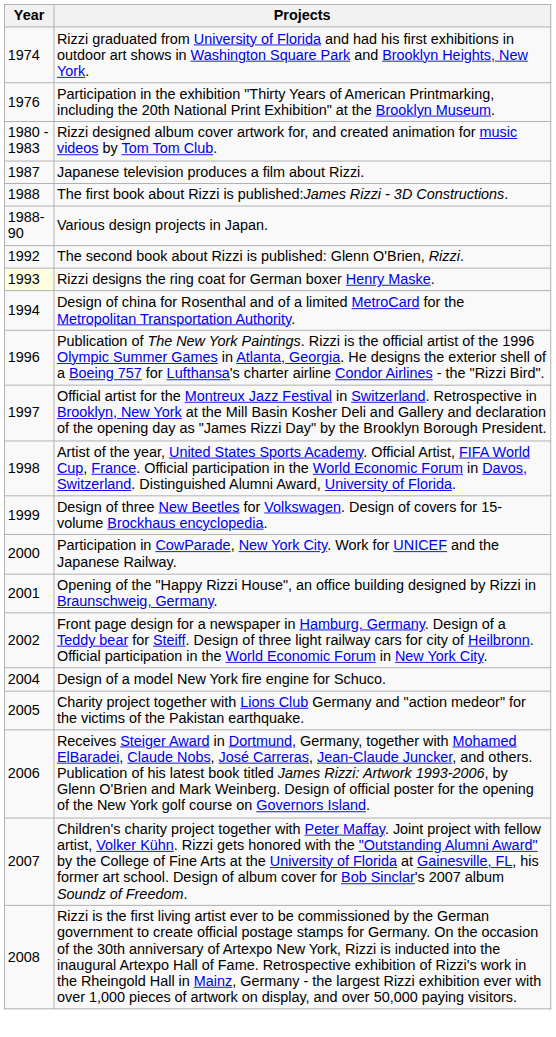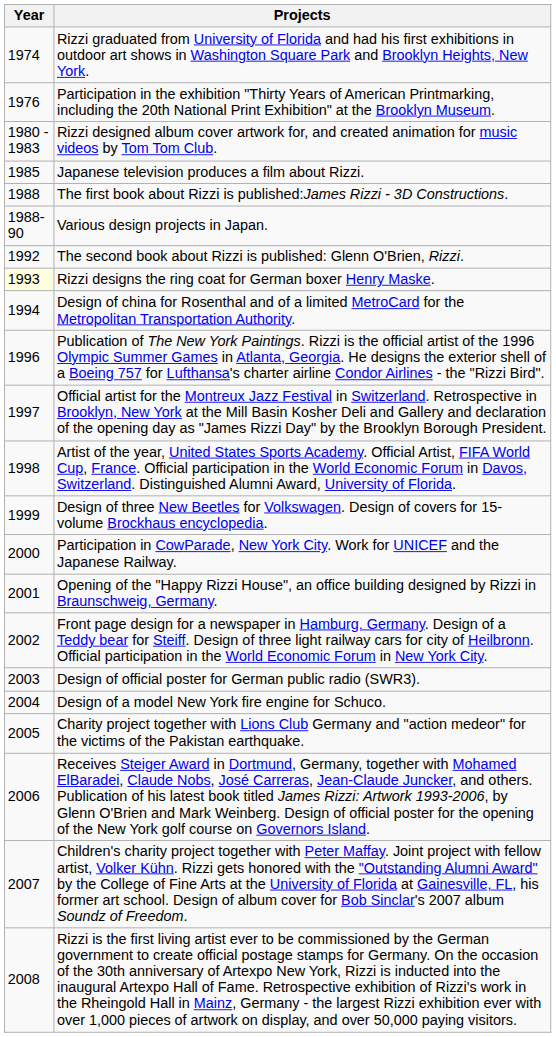(24, 172) 1987 -> (24, 172) 1985
+ row: (238, 679)
